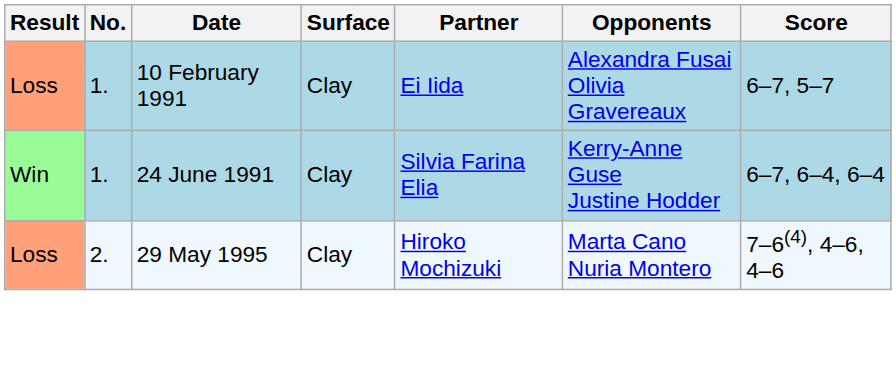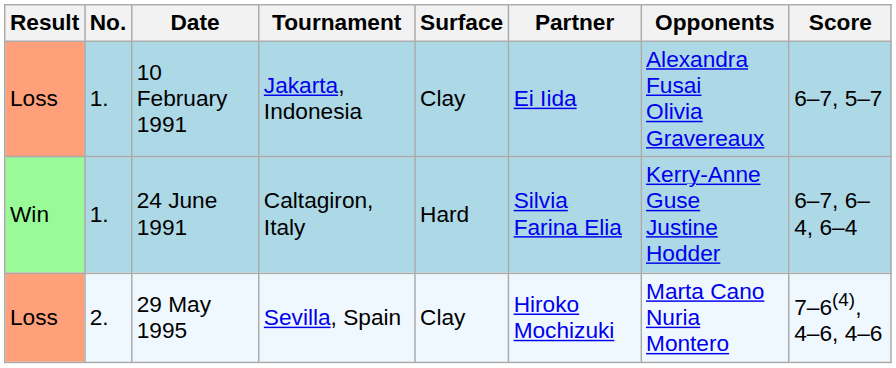+ column: (337, 22)
(330, 174) Clay -> (445, 214) Hard
